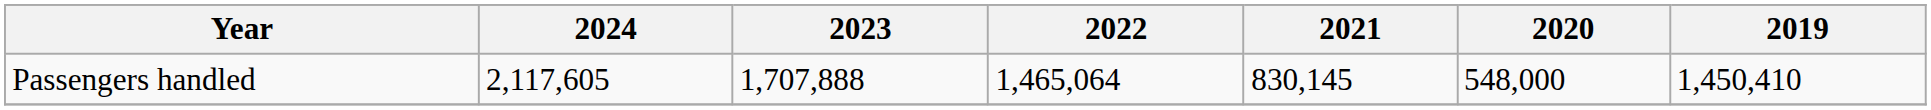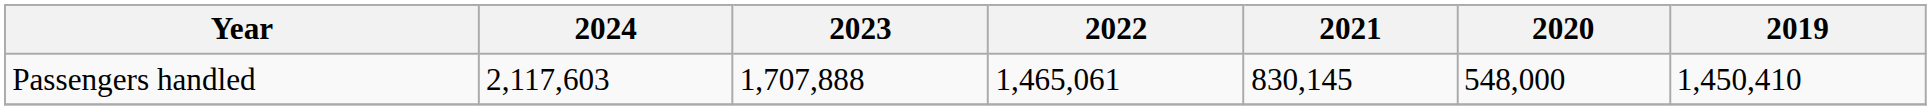(548, 78) 2,117,605 -> (548, 78) 2,117,603
(1058, 78) 1,465,064 -> (1058, 78) 1,465,061
